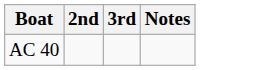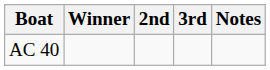+ column: (99, 19)
